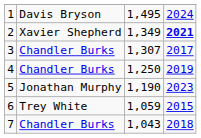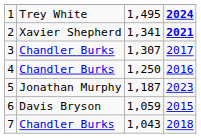(60, 14) Davis Bryson -> (53, 14) Trey White
(180, 14) normal -> (180, 14) bold
(144, 32) 1,349 -> (144, 32) 1,341
(180, 69) 2019 -> (180, 69) 2016
(144, 87) 1,190 -> (144, 87) 1,187
(53, 106) Trey White -> (60, 106) Davis Bryson
